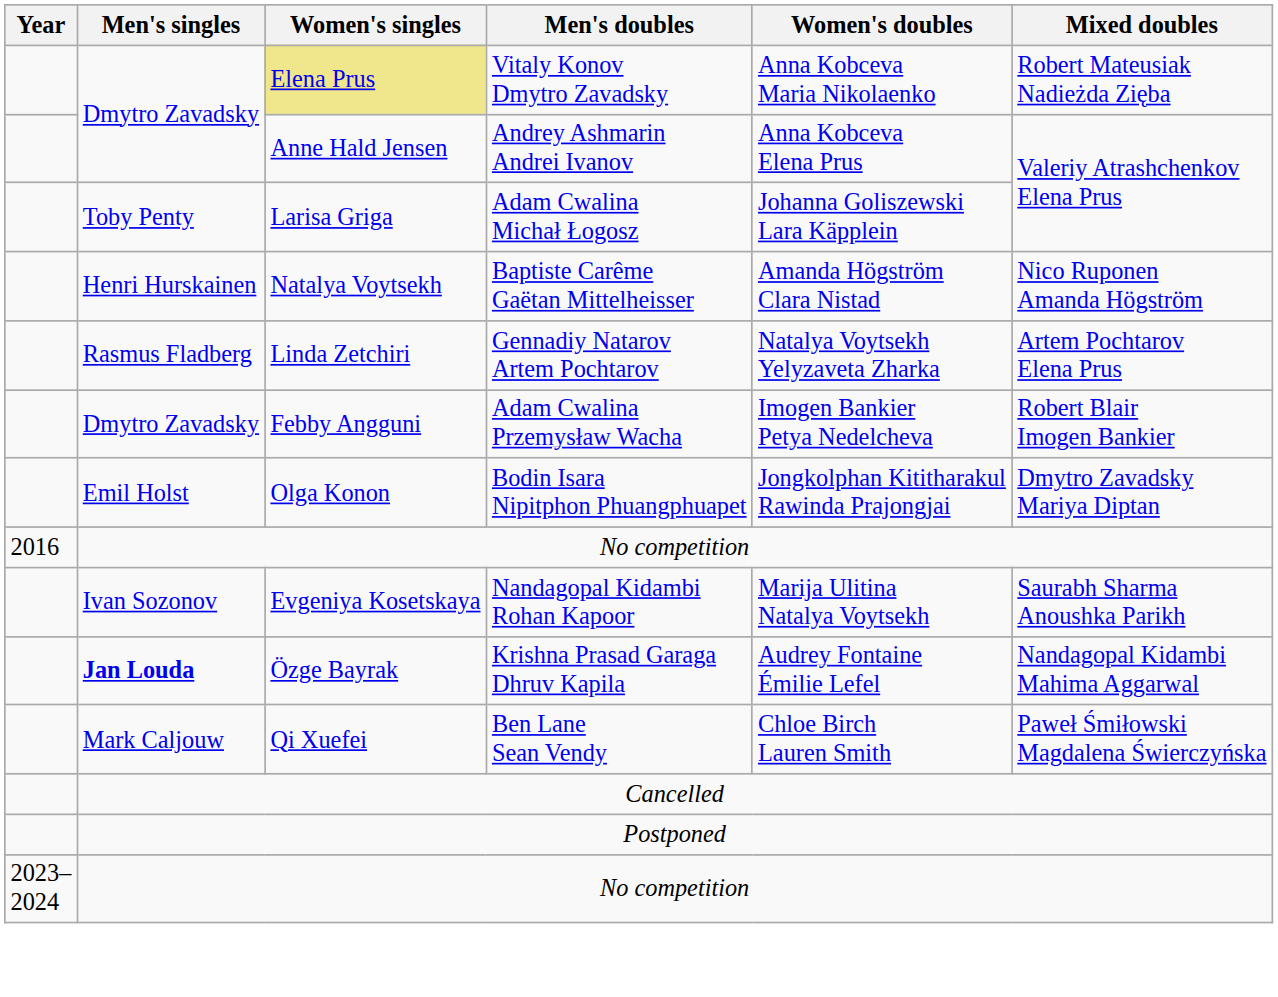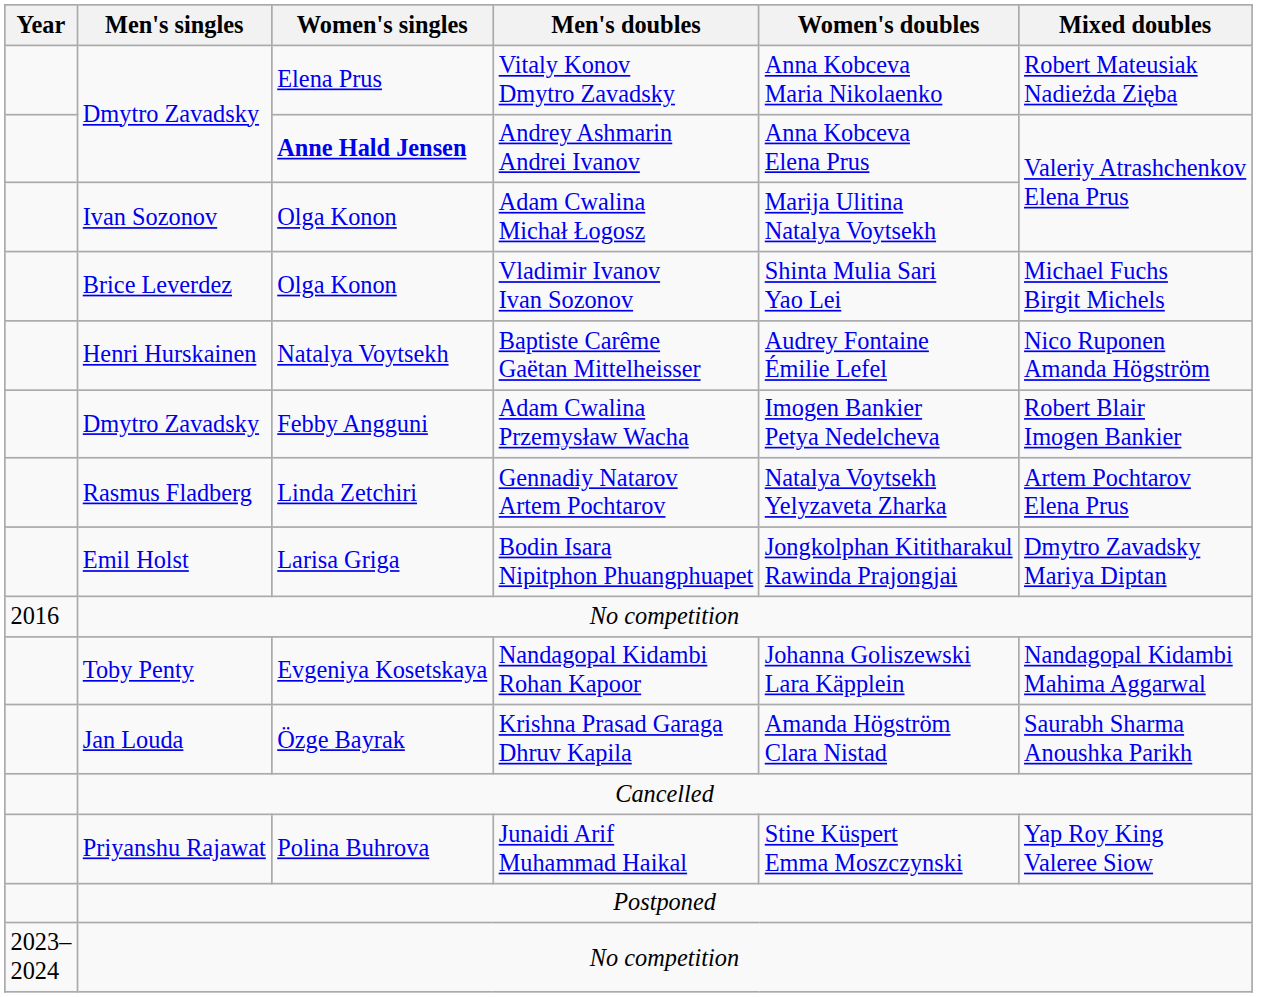(323, 79) khaki background -> (330, 79) no background
(359, 148) normal -> (372, 148) bold
(138, 217) Toby Penty -> (150, 217) Ivan Sozonov
(332, 217) Larisa Griga -> (337, 217) Olga Konon
(861, 217) Johanna Goliszewski Lara Käpplein -> (850, 217) Marija Ulitina Natalya Voytsekh
+ row: (41, 286)
(851, 286) Amanda Högström Clara Nistad -> (847, 354) Audrey Fontaine Émilie Lefel
rows swapped: (41, 424) <-> (41, 355)
(330, 492) Olga Konon -> (338, 561) Larisa Griga
(150, 601) Ivan Sozonov -> (138, 670) Toby Penty
(844, 601) Marija Ulitina Natalya Voytsekh -> (868, 670) Johanna Goliszewski Lara Käpplein
(1101, 601) Saurabh Sharma Anoushka Parikh -> (1128, 670) Nandagopal Kidambi Mahima Aggarwal
(139, 670) bold -> (133, 739) normal
(840, 670) Audrey Fontaine Émilie Lefel -> (858, 739) Amanda Högström Clara Nistad
(1122, 670) Nandagopal Kidambi Mahima Aggarwal -> (1108, 739) Saurabh Sharma Anoushka Parikh
- row: (41, 740)
+ row: (41, 849)
